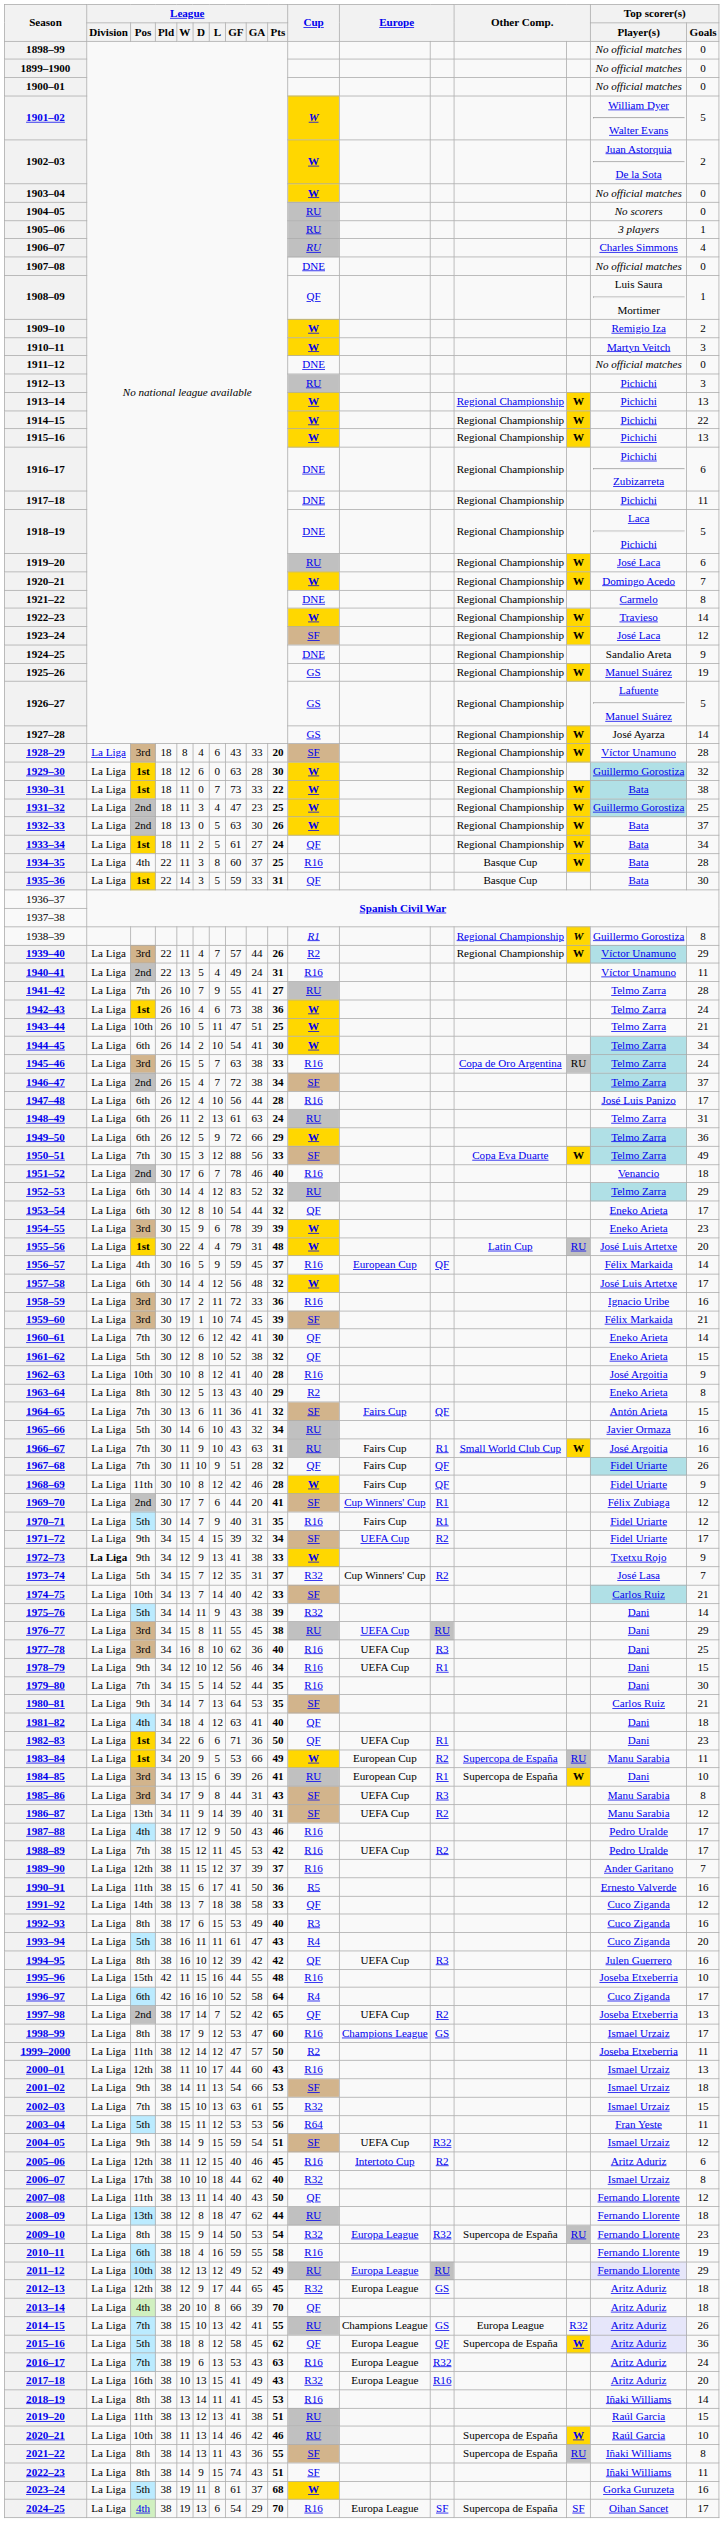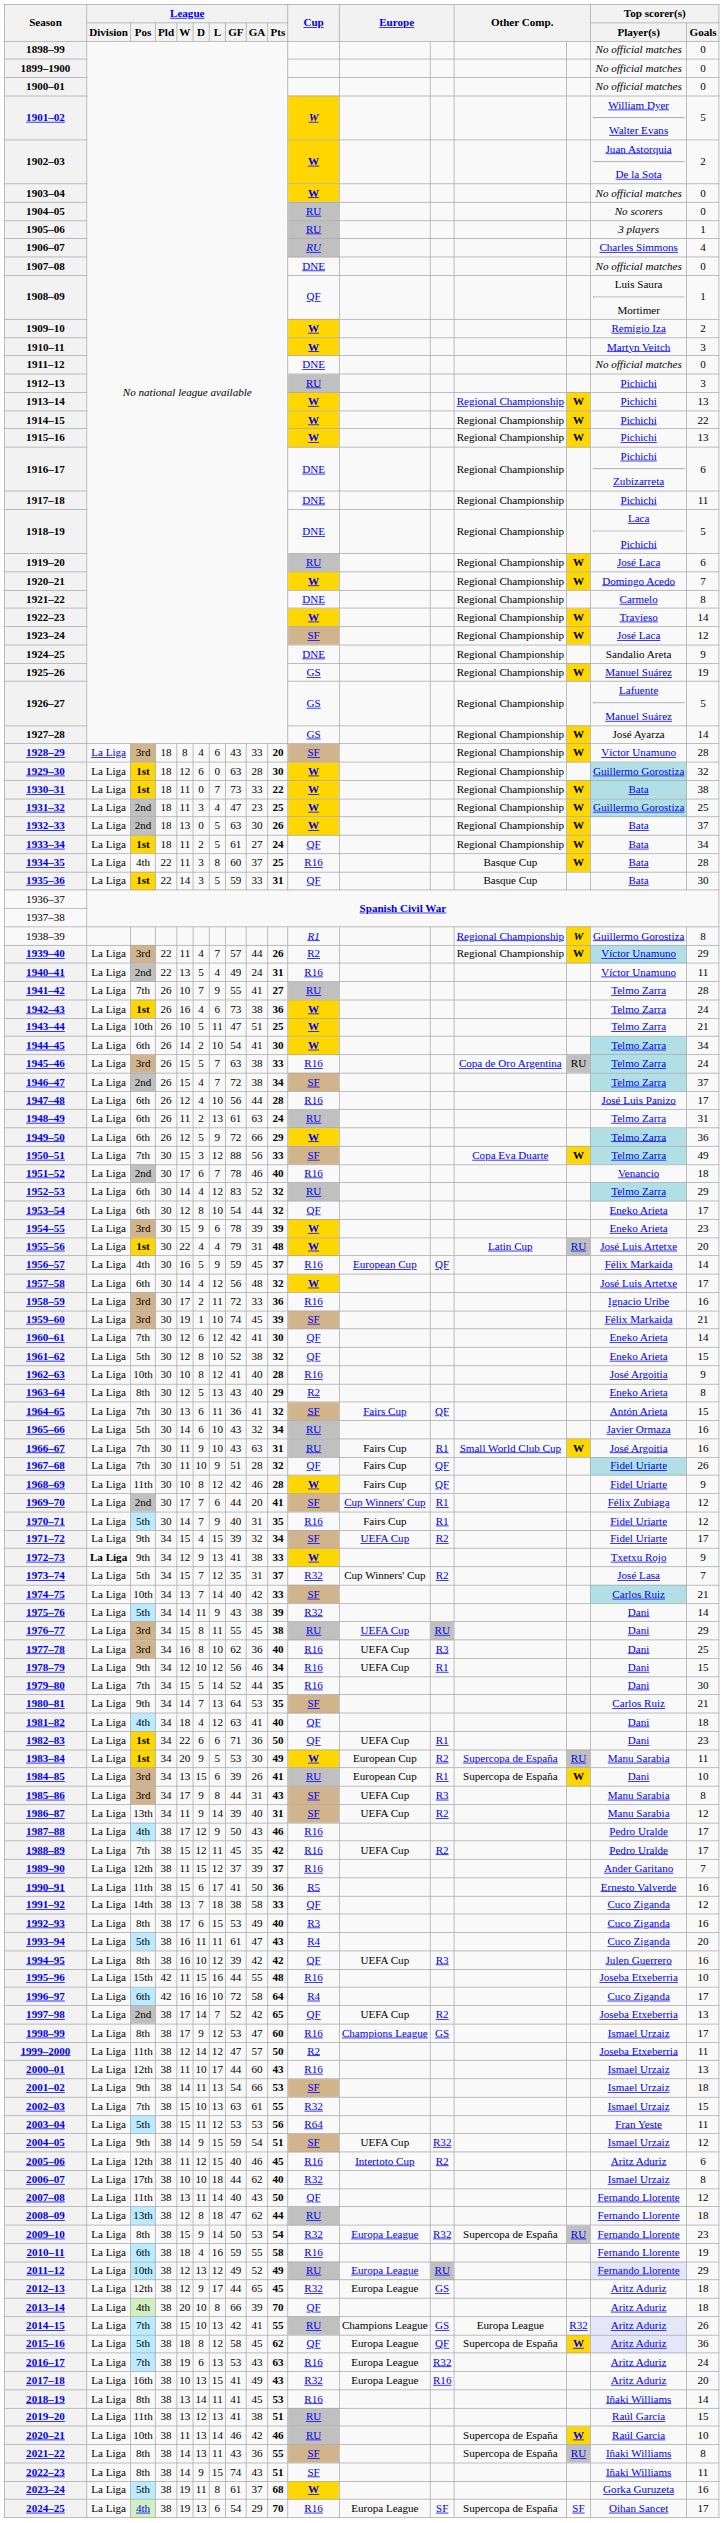(257, 1759) 66 -> (257, 1759) 30
(257, 1850) 53 -> (257, 1850) 35
(236, 1996) 52 -> (236, 1996) 72
